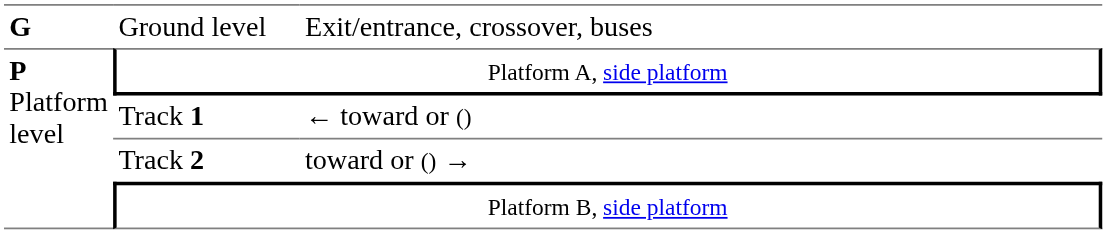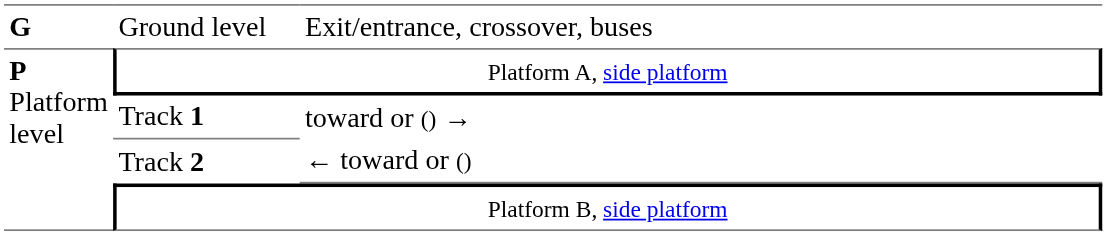(388, 116) ← toward or () -> (388, 117) toward or () →
(388, 160) toward or () → -> (388, 160) ← toward or ()
